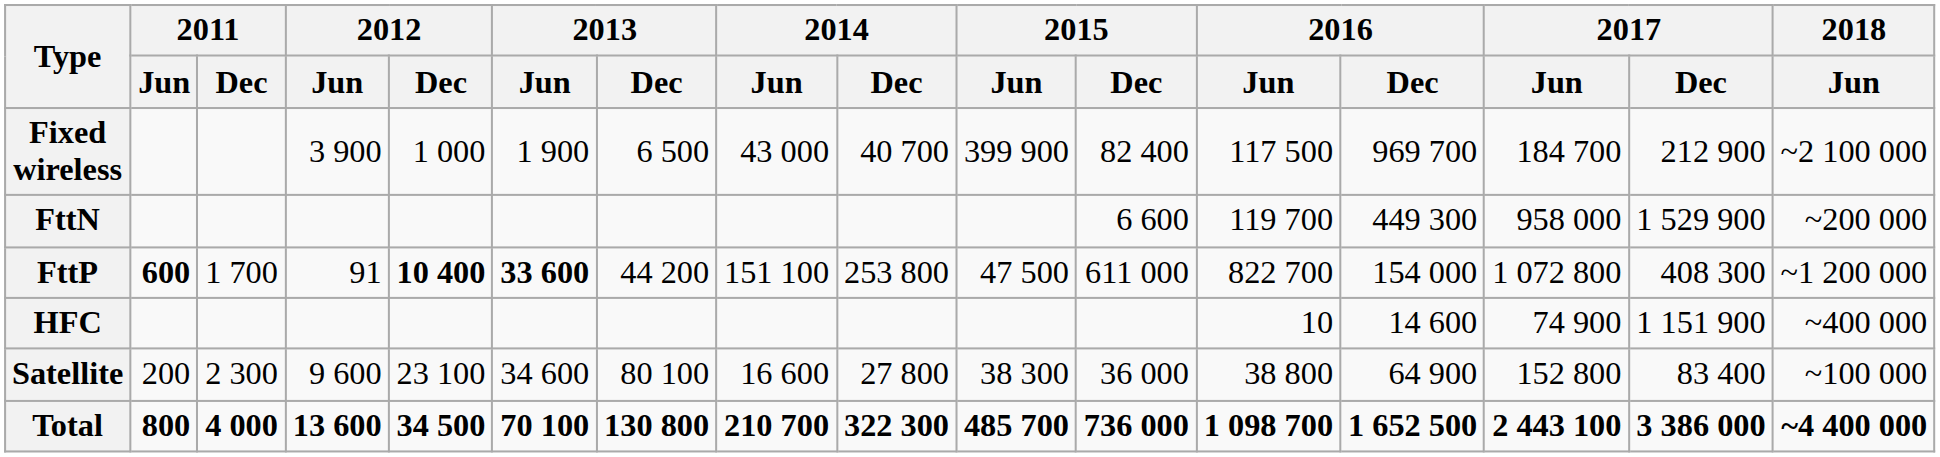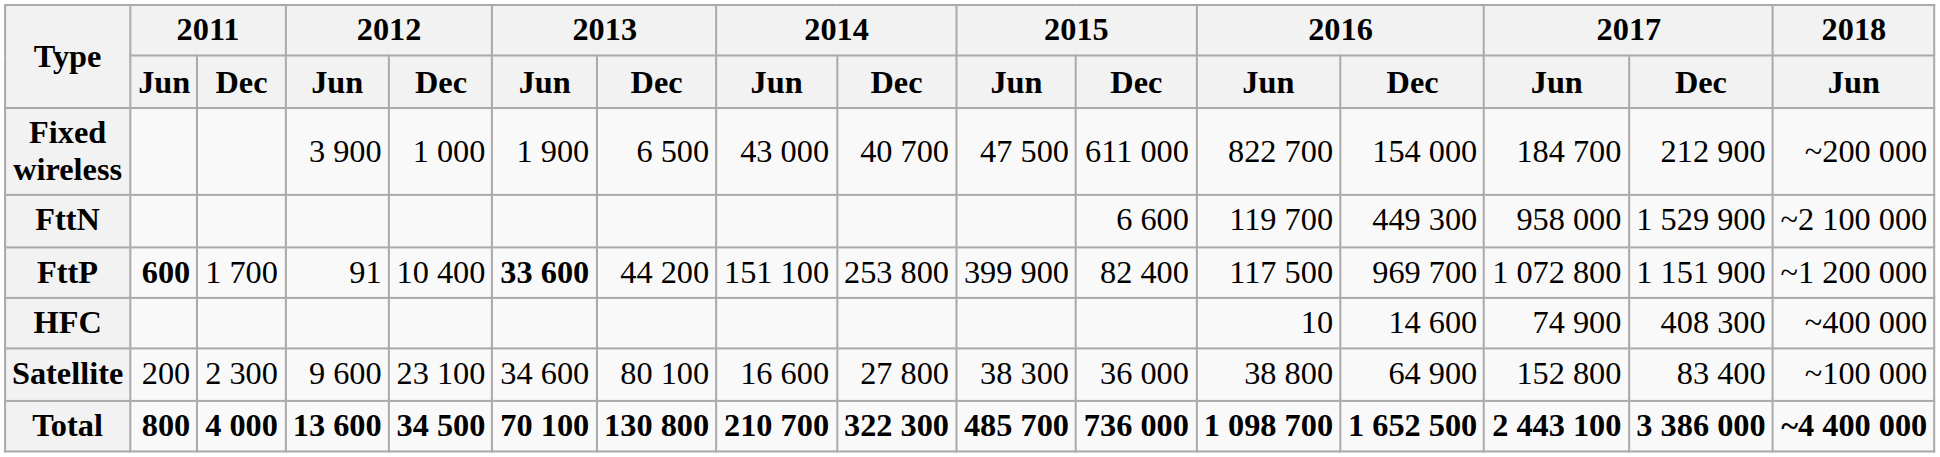(1016, 150) 399 900 -> (1025, 150) 47 500
(1144, 150) 82 400 -> (1137, 150) 611 000
(1281, 150) 117 500 -> (1281, 150) 822 700
(1425, 150) 969 700 -> (1425, 150) 154 000
(1854, 150) ~2 100 000 -> (1866, 150) ~200 000
(1866, 220) ~200 000 -> (1854, 220) ~2 100 000
(441, 271) bold -> (441, 271) normal
(1025, 271) 47 500 -> (1016, 271) 399 900
(1137, 271) 611 000 -> (1144, 271) 82 400
(1281, 271) 822 700 -> (1281, 271) 117 500
(1425, 271) 154 000 -> (1425, 271) 969 700
(1713, 271) 408 300 -> (1701, 271) 1 151 900
(1701, 322) 1 151 900 -> (1713, 322) 408 300
